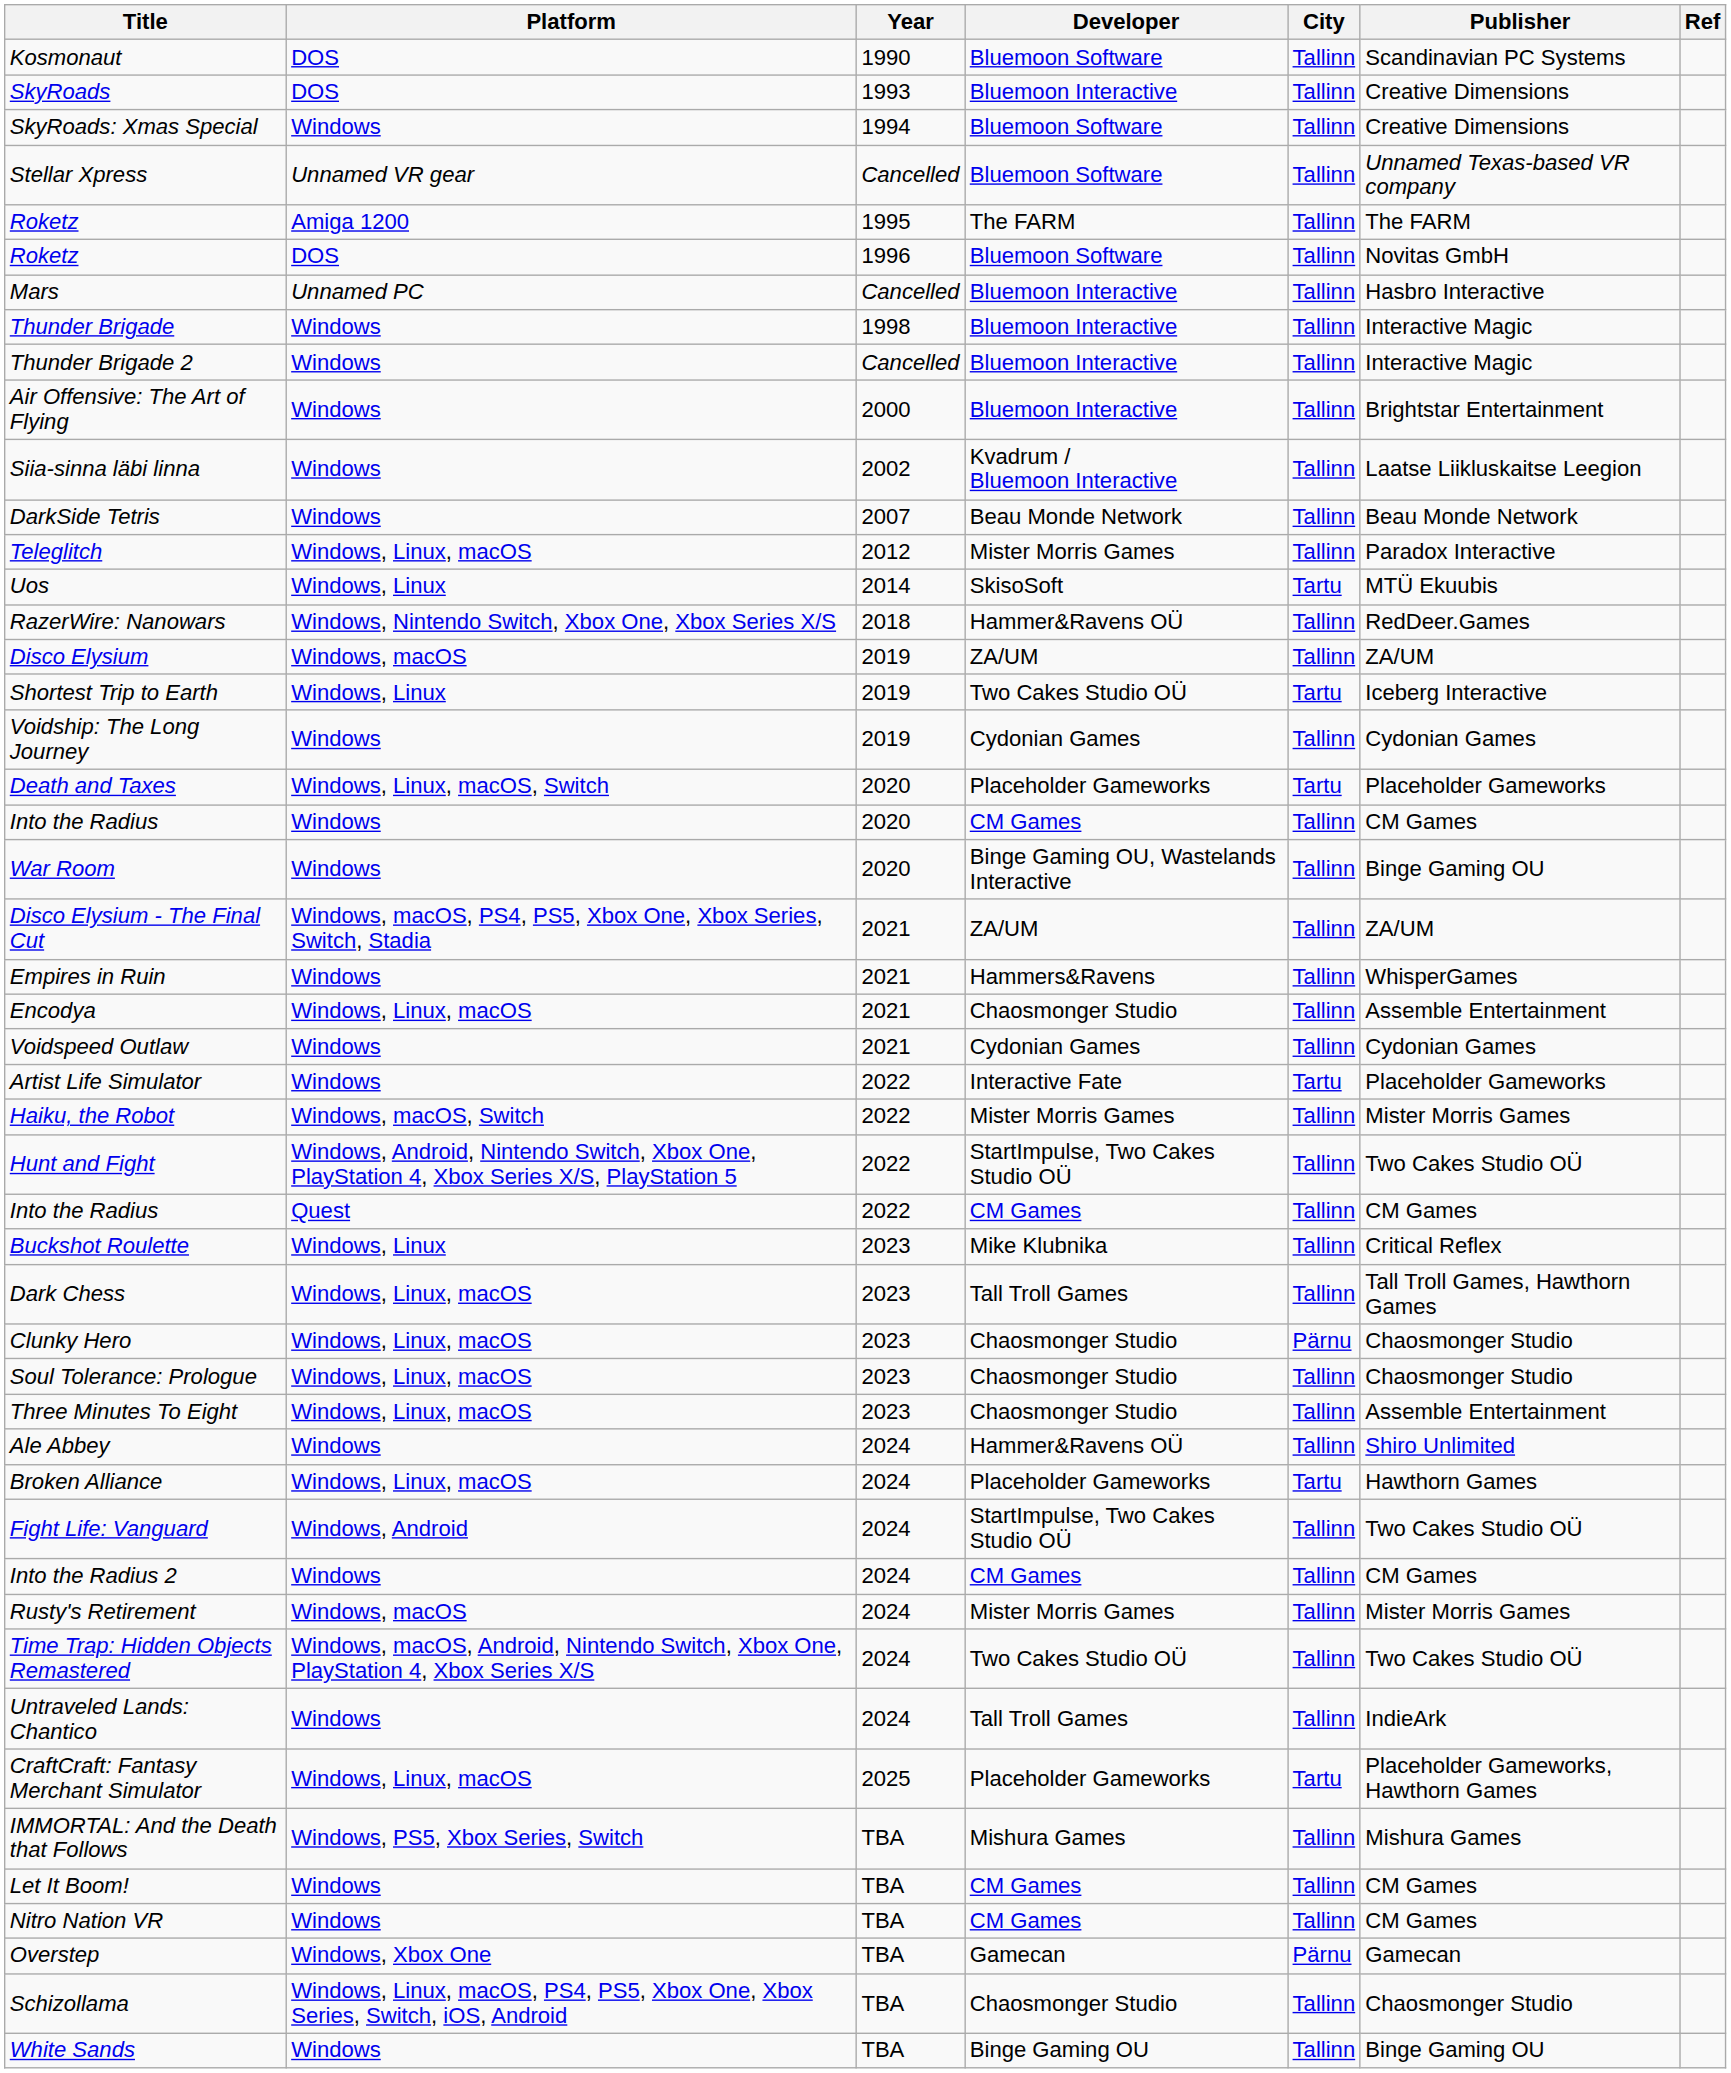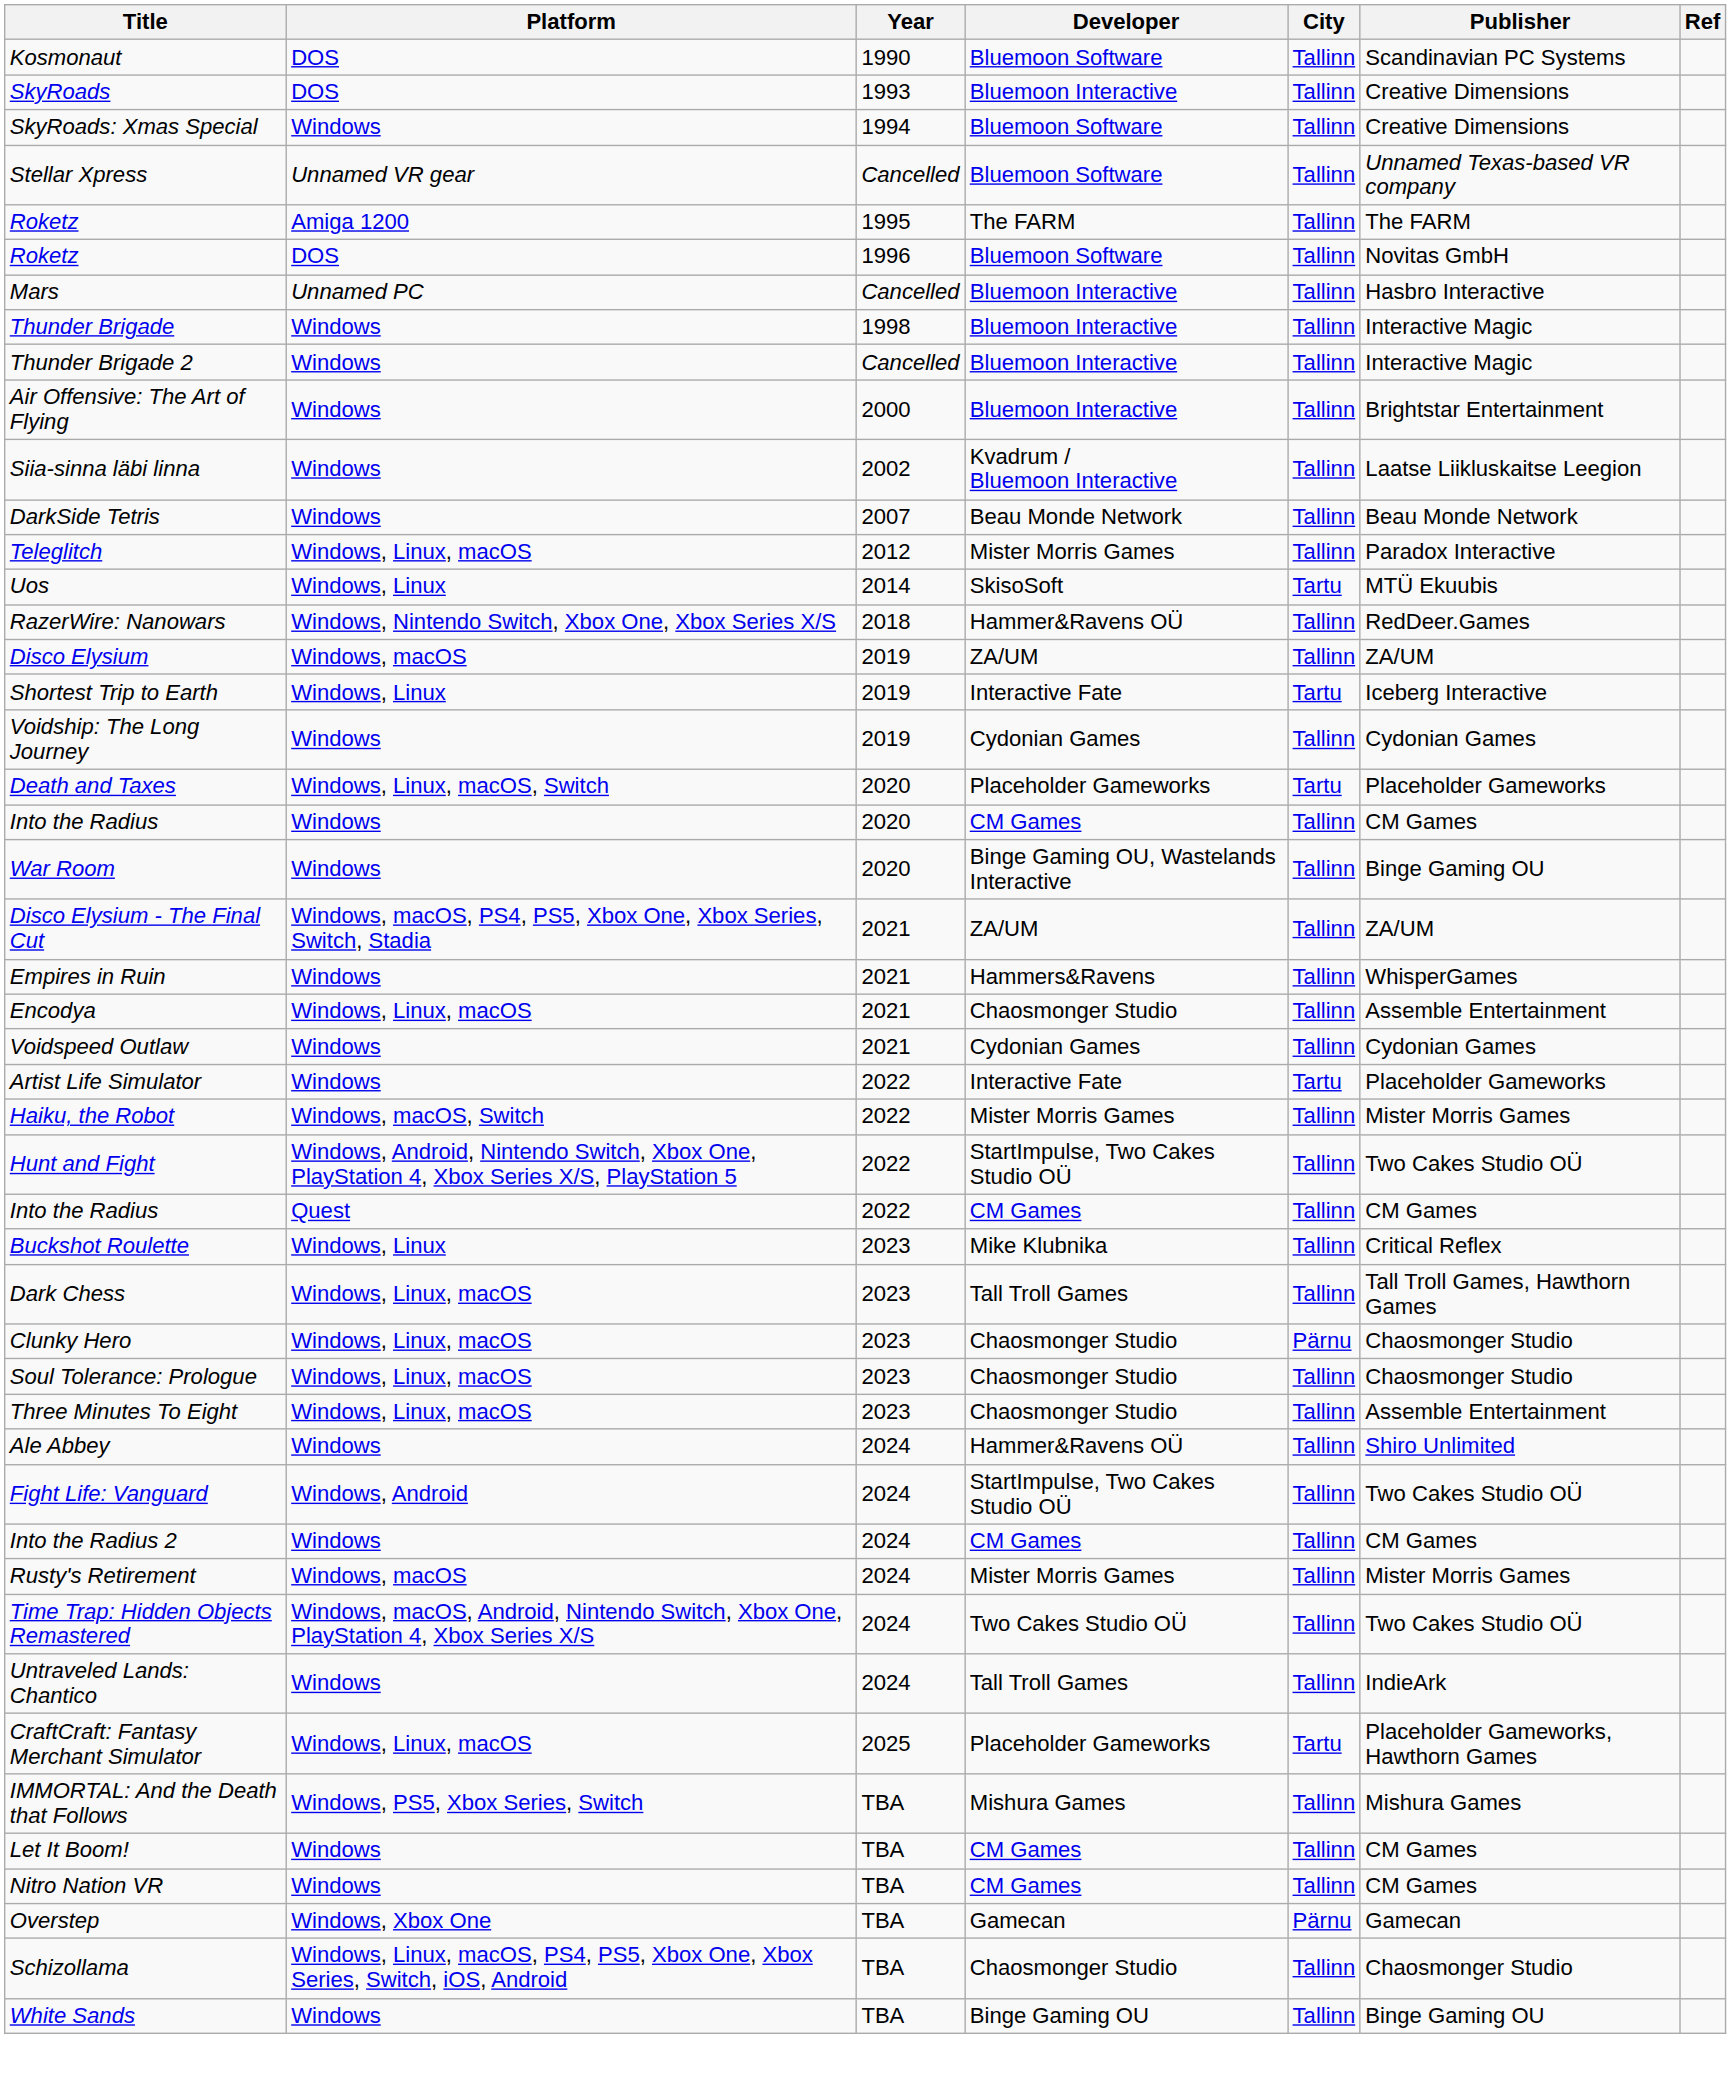(1078, 691) Two Cakes Studio OÜ -> (1046, 691) Interactive Fate
- row: (86, 1481)
